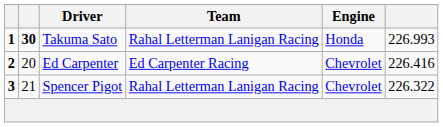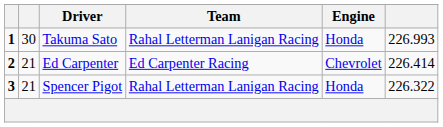(29, 40) bold -> (29, 40) normal
(29, 63) 20 -> (29, 63) 21
(411, 63) 226.416 -> (411, 63) 226.414
(353, 87) Chevrolet -> (344, 87) Honda
